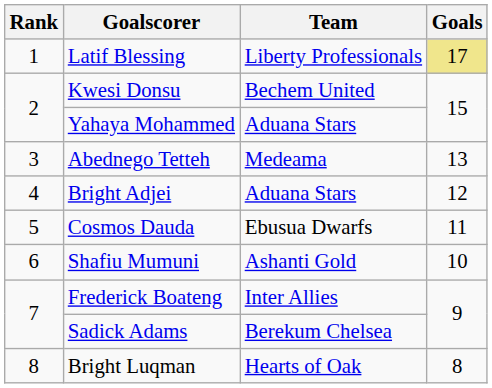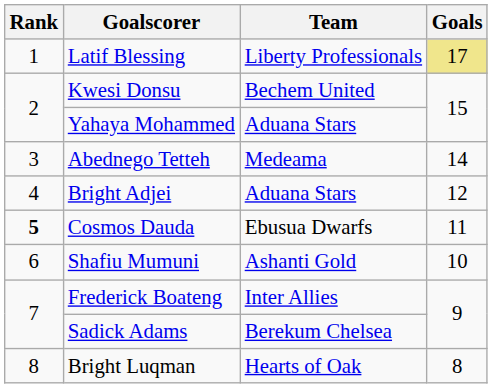(457, 159) 13 -> (457, 159) 14
(34, 227) normal -> (34, 227) bold
